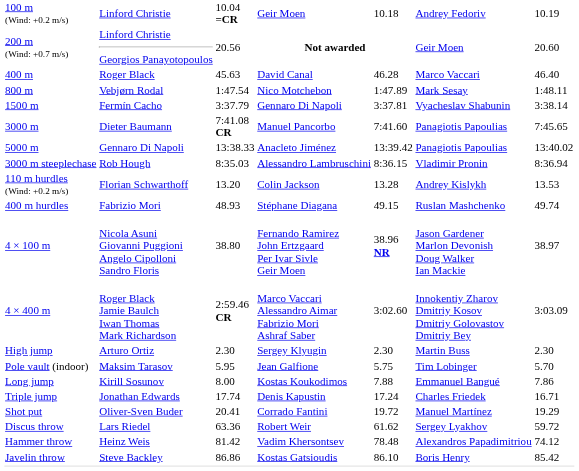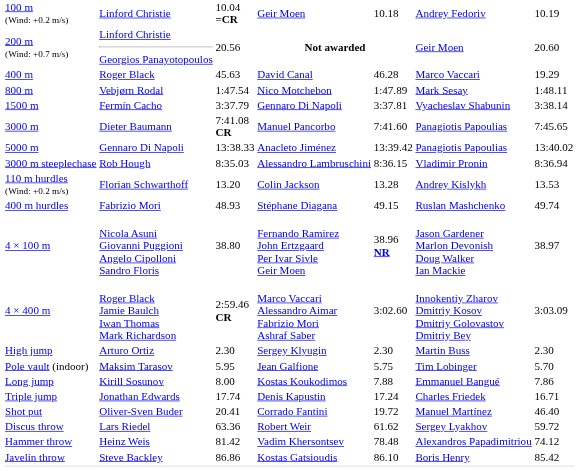(547, 75) 46.40 -> (547, 75) 19.29
(547, 411) 19.29 -> (547, 411) 46.40
